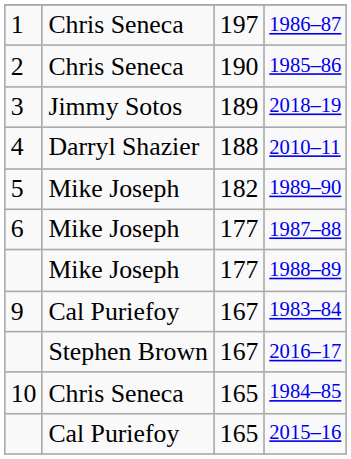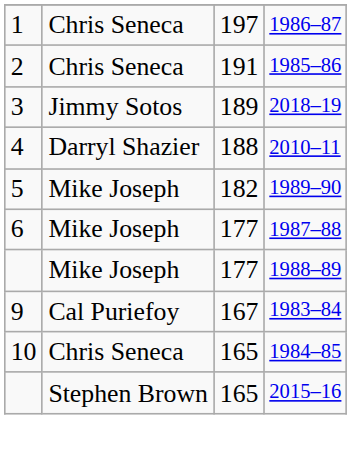(239, 65) 190 -> (239, 65) 191
- row: (305, 351)
(114, 433) Cal Puriefoy -> (128, 392) Stephen Brown
